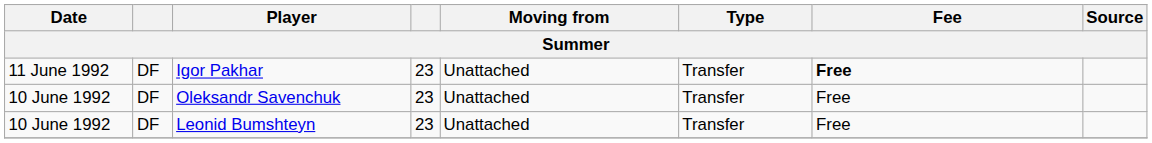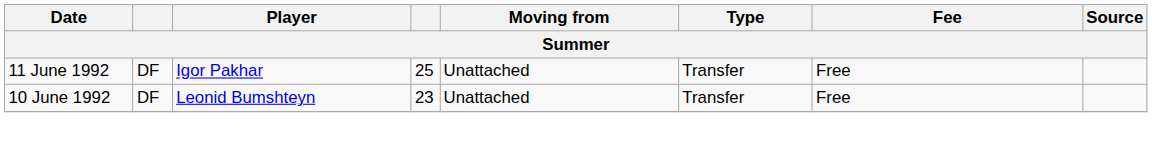(424, 71) 23 -> (424, 71) 25
(834, 71) bold -> (833, 71) normal
- row: (258, 97)
